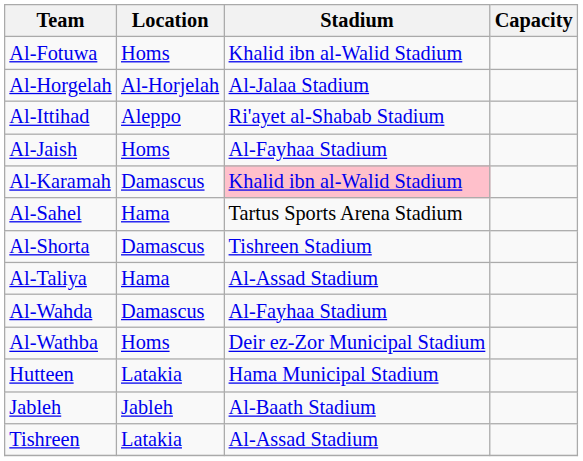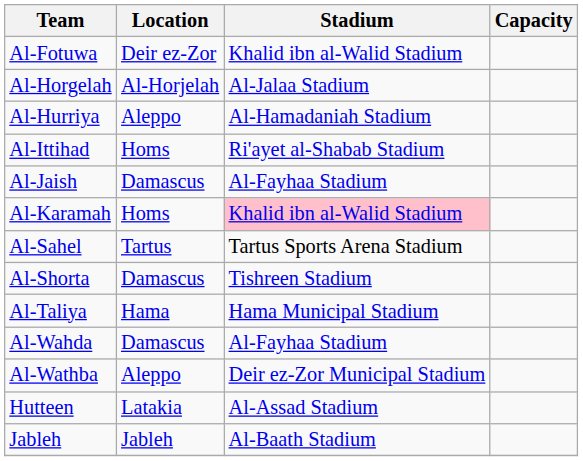(145, 52) Homs -> (169, 52) Deir ez-Zor
+ row: (54, 117)
(151, 117) Aleppo -> (145, 149) Homs
(145, 149) Homs -> (163, 181) Damascus
(163, 181) Damascus -> (145, 213) Homs
(145, 213) Hama -> (146, 246) Tartus
(303, 278) Al-Assad Stadium -> (334, 310) Hama Municipal Stadium
(145, 342) Homs -> (151, 375) Aleppo
(334, 375) Hama Municipal Stadium -> (303, 407) Al-Assad Stadium
- row: (45, 439)
